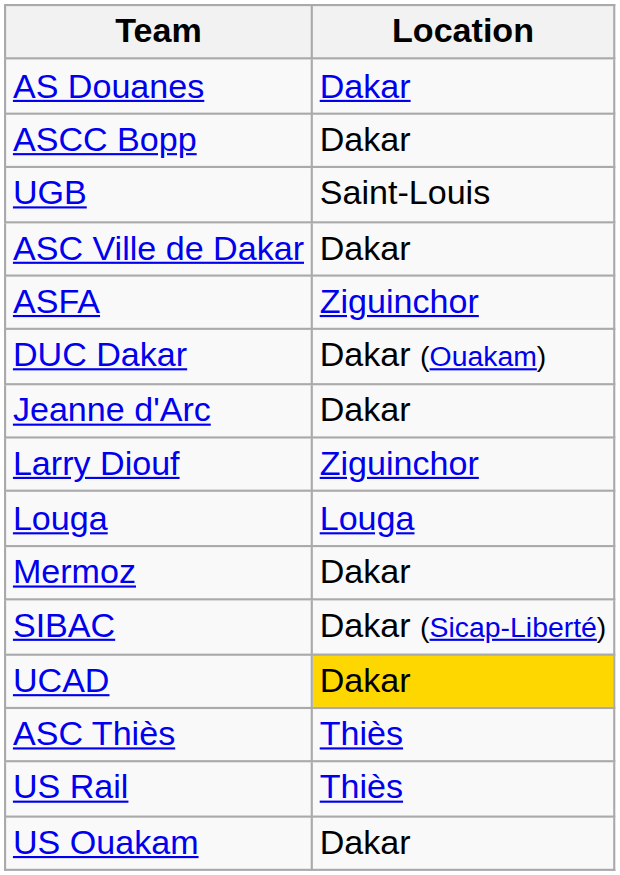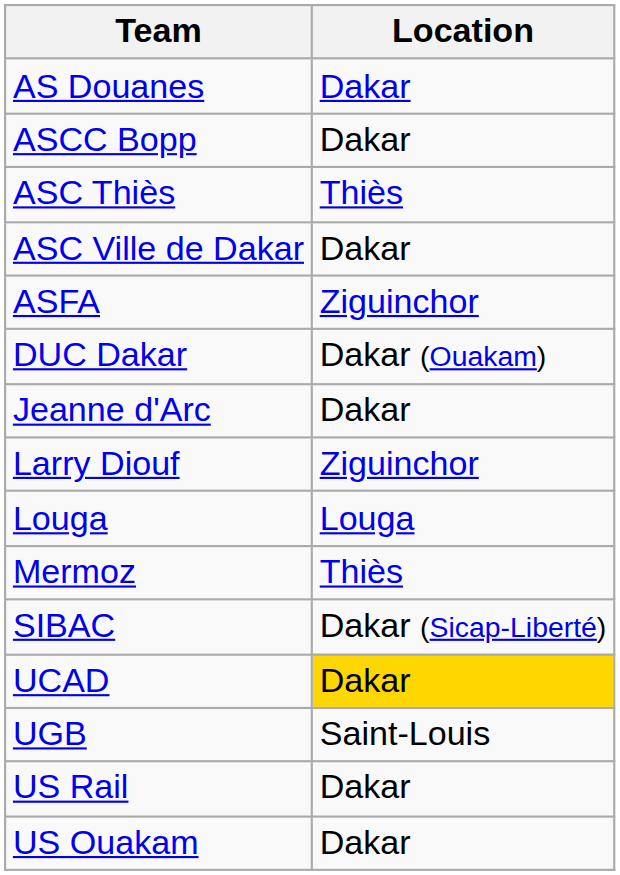rows swapped: (94, 734) <-> (50, 193)
(365, 572) Dakar -> (361, 572) Thiès
(361, 788) Thiès -> (365, 788) Dakar
